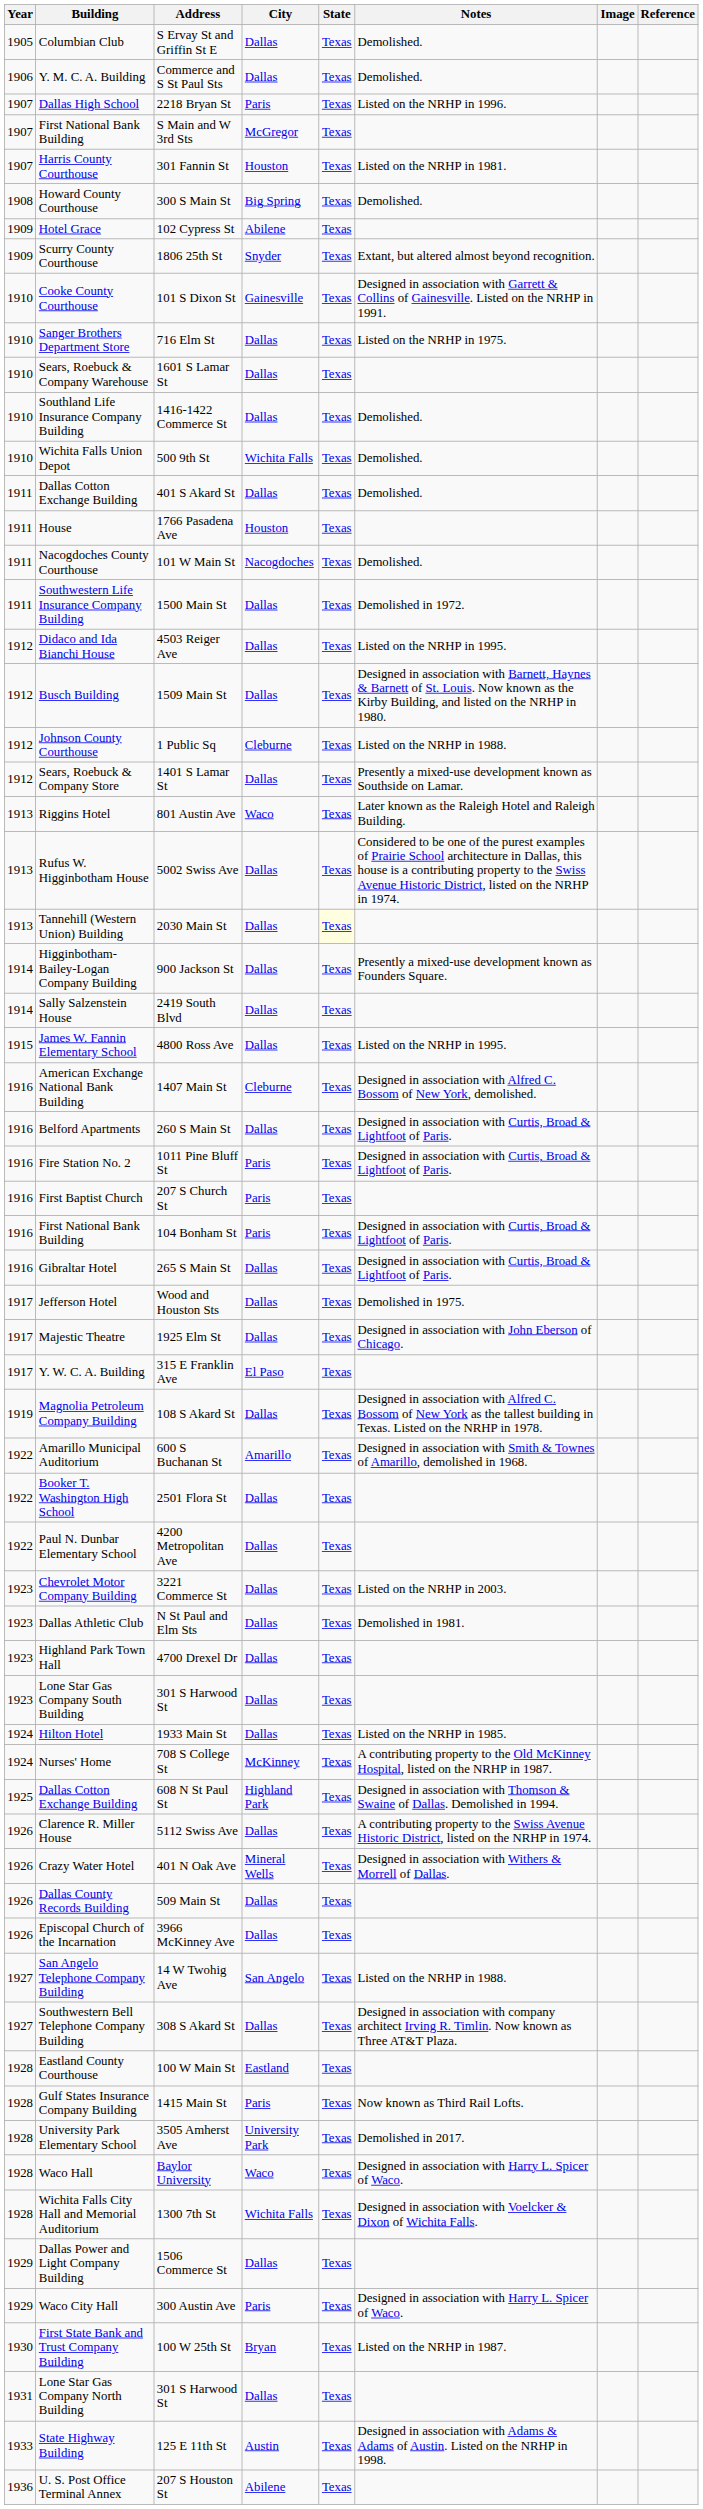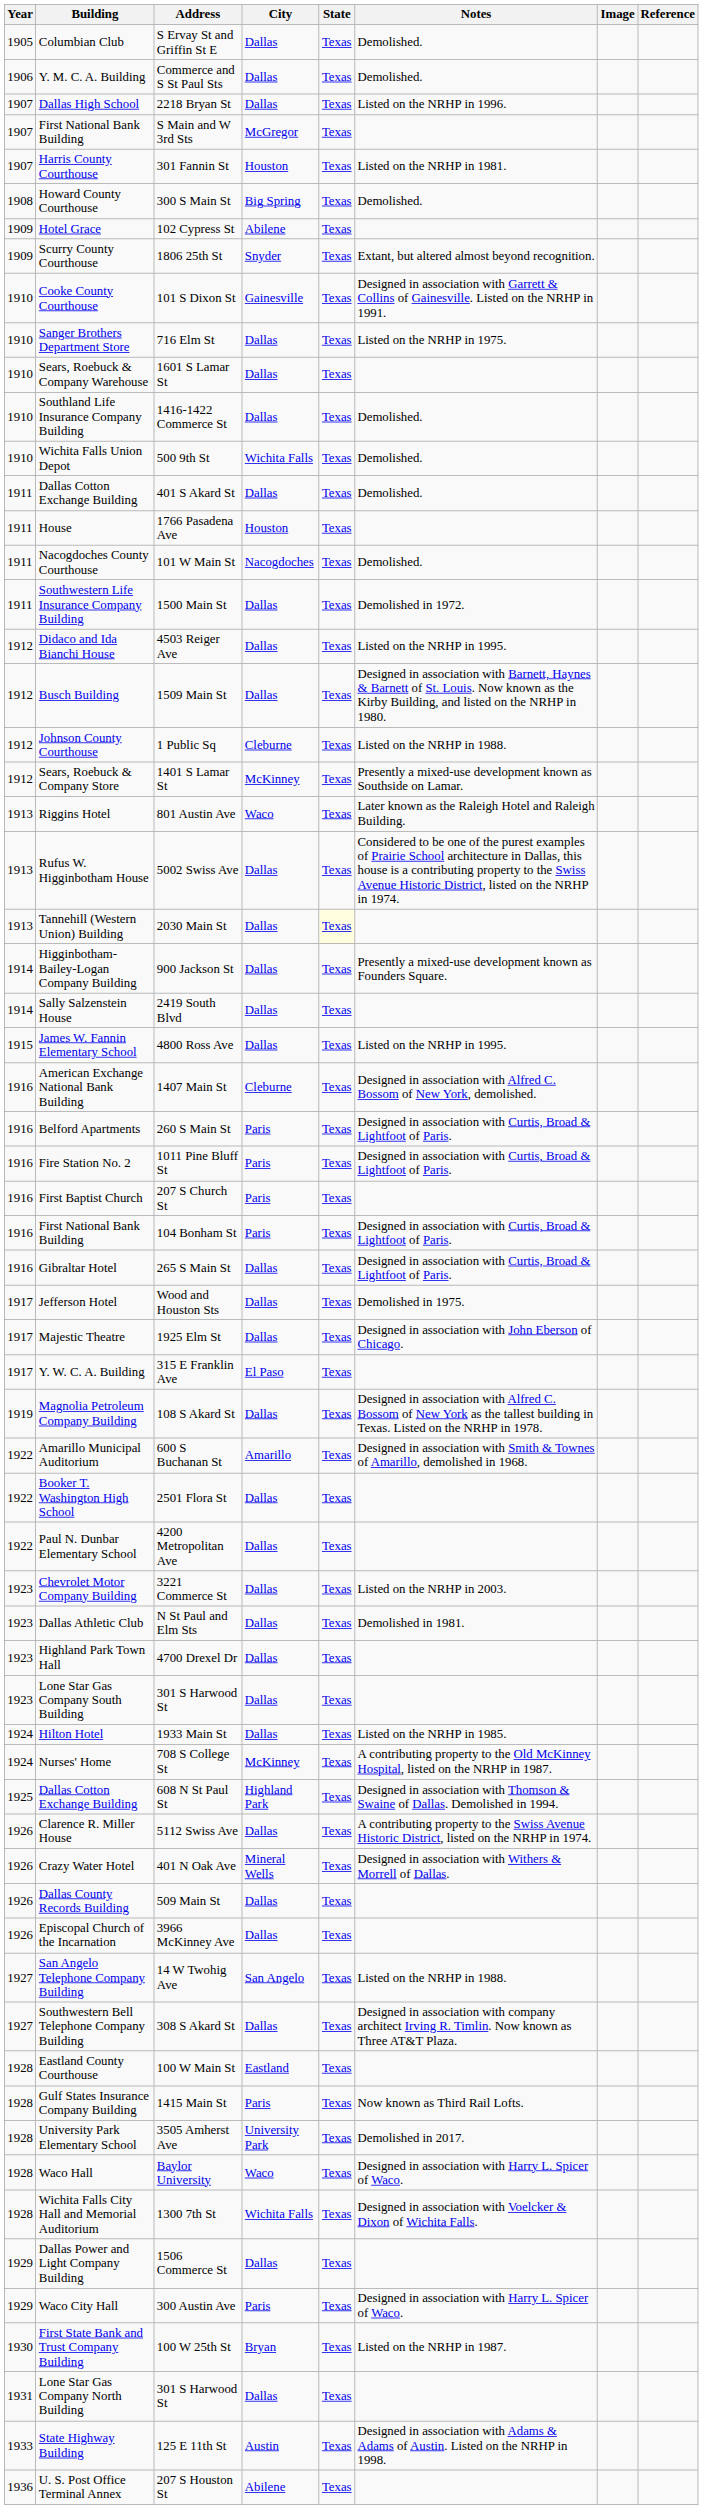(258, 104) Paris -> (261, 104) Dallas
(261, 779) Dallas -> (272, 779) McKinney
(261, 1128) Dallas -> (258, 1128) Paris
